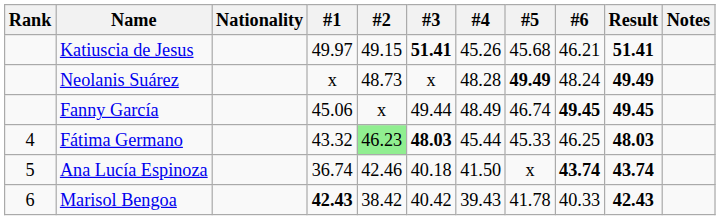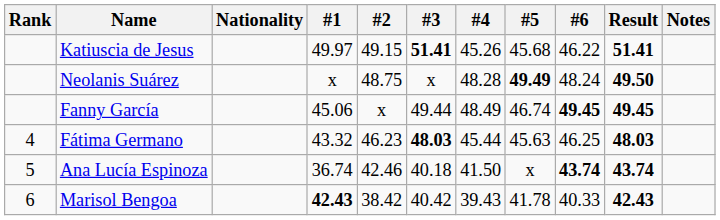(580, 49) 46.21 -> (580, 49) 46.22
(382, 79) 48.73 -> (382, 79) 48.75
(633, 79) 49.49 -> (633, 79) 49.50
(382, 140) lightgreen background -> (382, 140) no background
(530, 140) 45.33 -> (530, 140) 45.63
